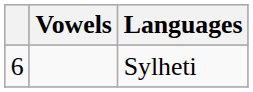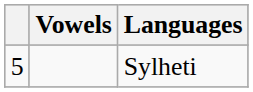(17, 65) 6 -> (17, 65) 5
